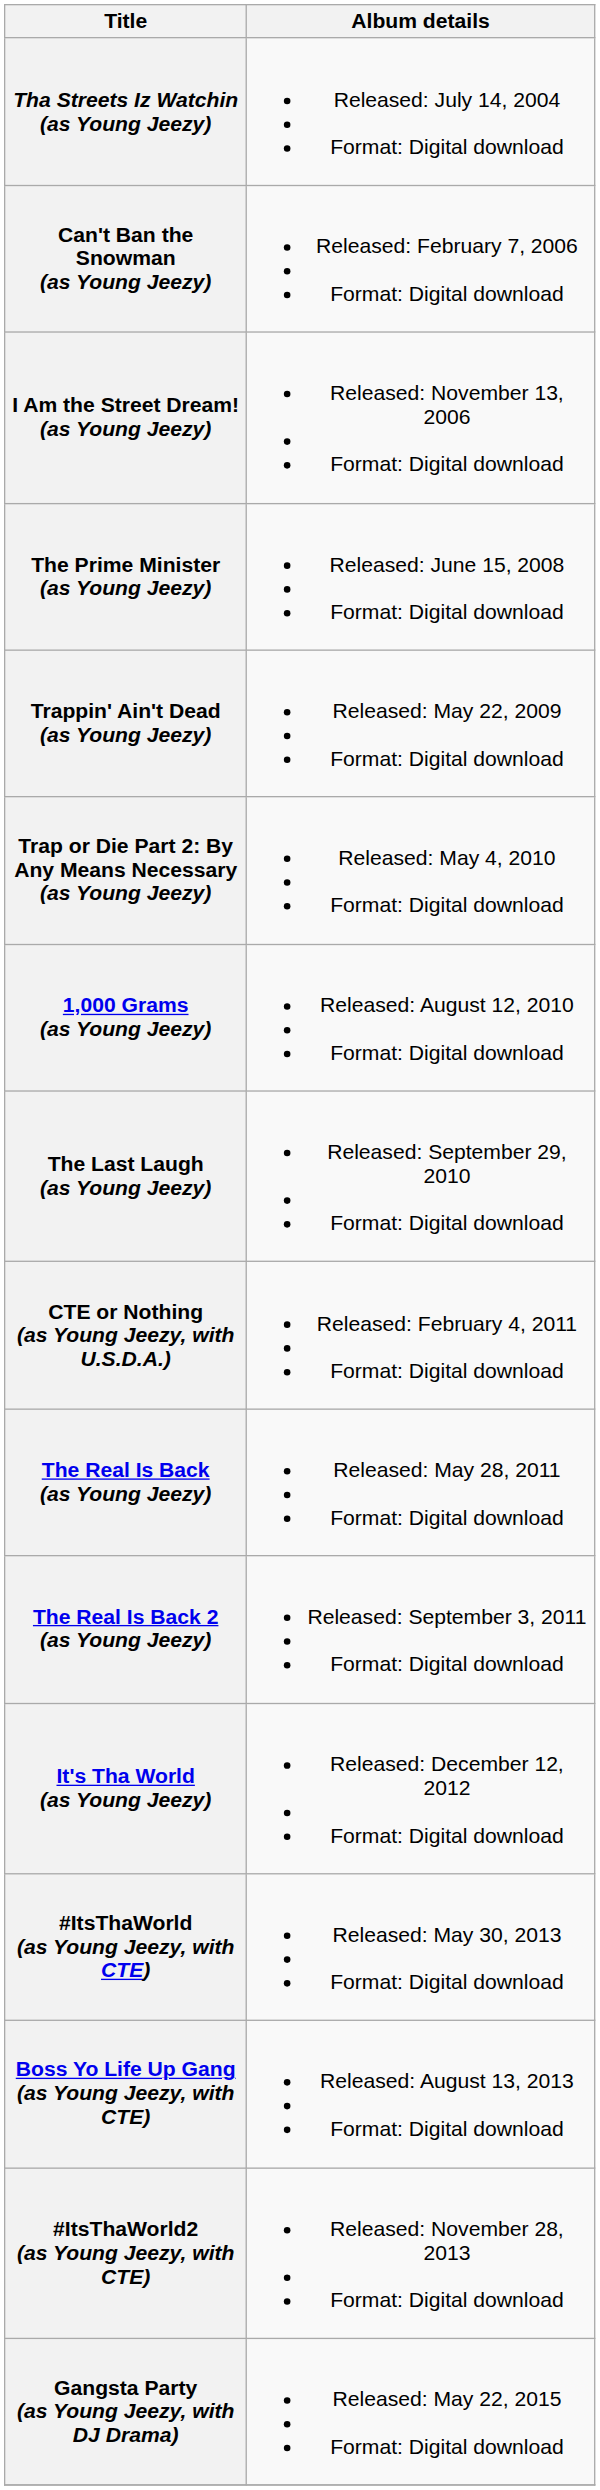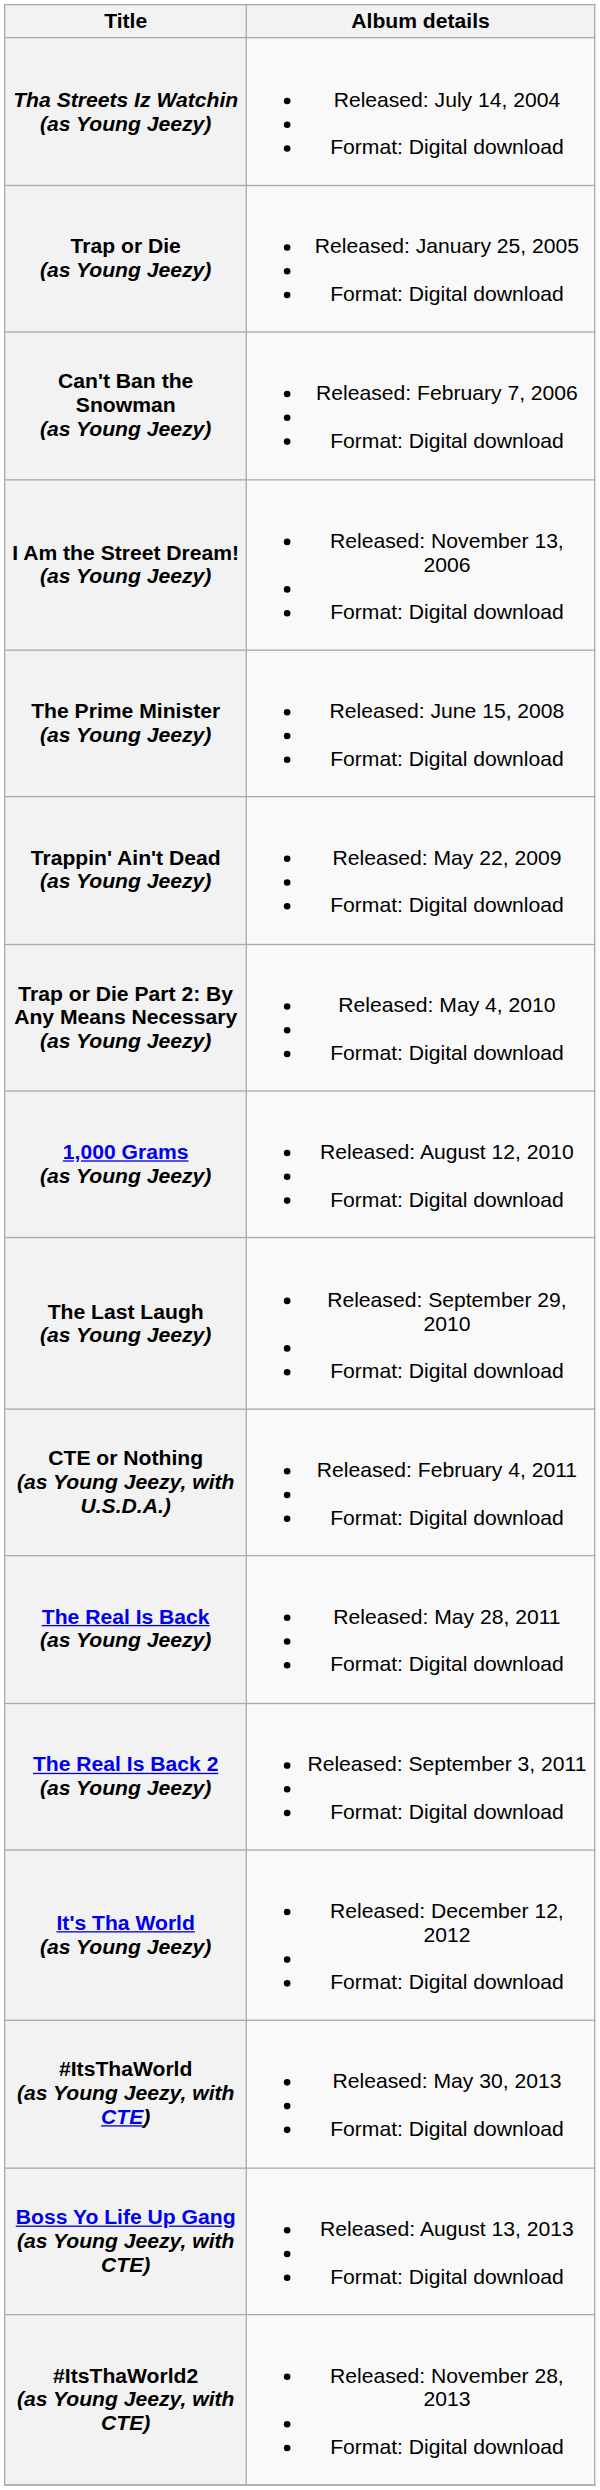+ row: (126, 258)
- row: (126, 2411)
